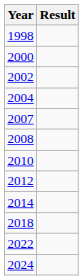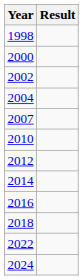- row: (21, 139)
+ row: (21, 202)
